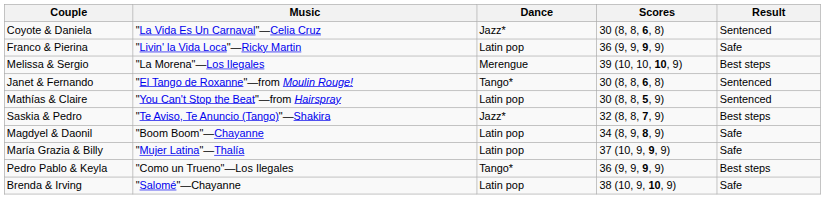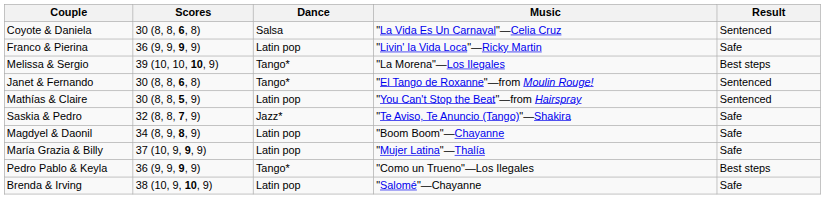columns swapped: (657, 13) <-> (305, 13)
(492, 30) Jazz* -> (270, 30) Salsa
(504, 64) Merengue -> (273, 64) Tango*
(745, 116) Best steps -> (731, 116) Safe
